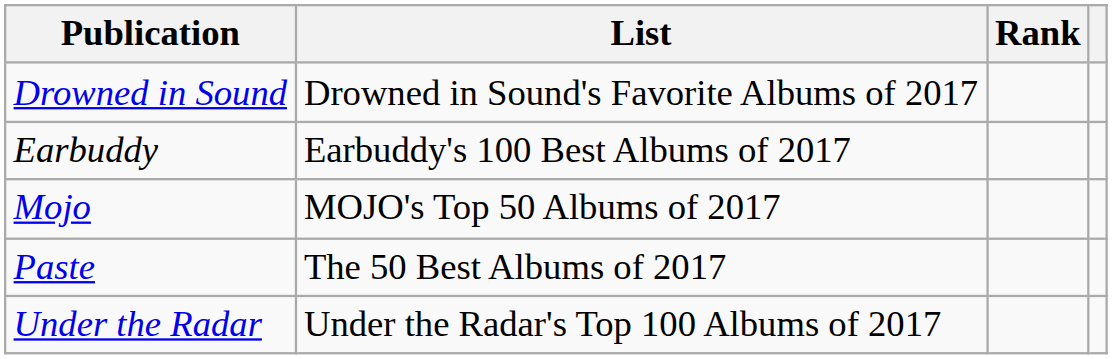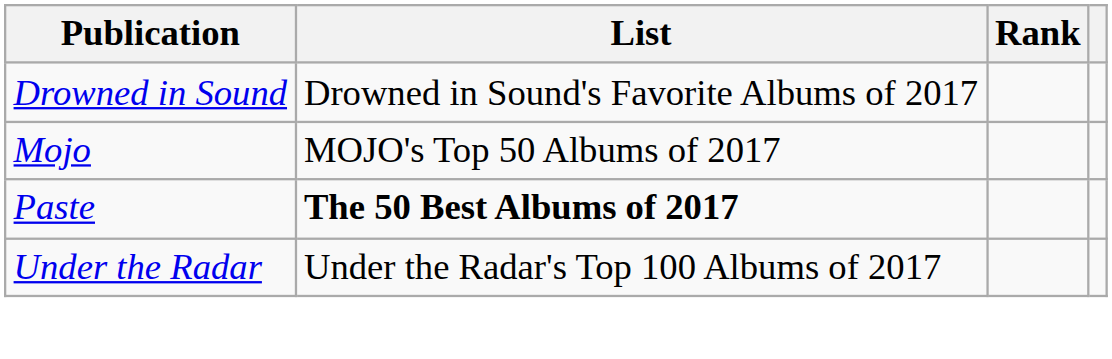- row: (86, 149)
(515, 265) normal -> (521, 207) bold
